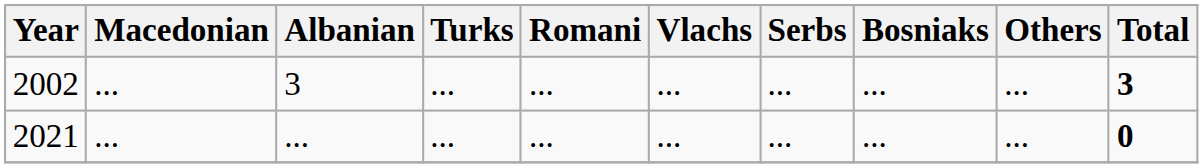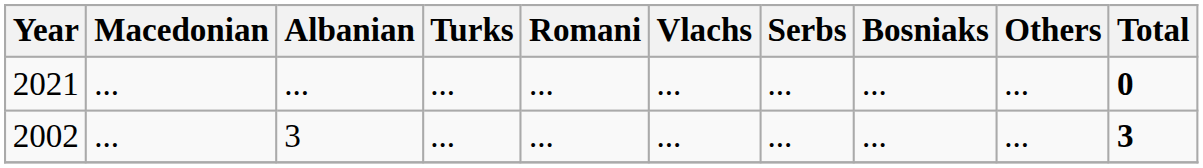rows swapped: (46, 83) <-> (46, 135)
